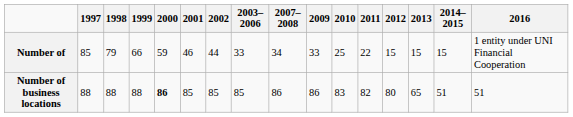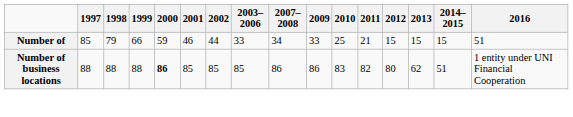(365, 52) 22 -> (365, 40) 21
(513, 52) 1 entity under UNI Financial Cooperation -> (479, 40) 51
(416, 92) 65 -> (416, 69) 62
(479, 92) 51 -> (513, 69) 1 entity under UNI Financial Cooperation
